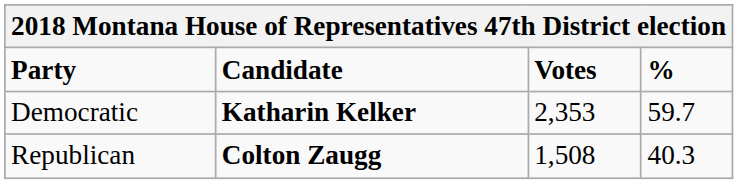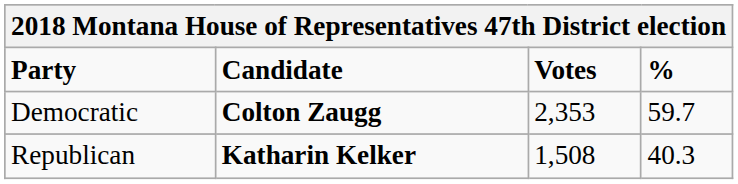(319, 112) Katharin Kelker -> (302, 112) Colton Zaugg
(302, 155) Colton Zaugg -> (319, 155) Katharin Kelker
